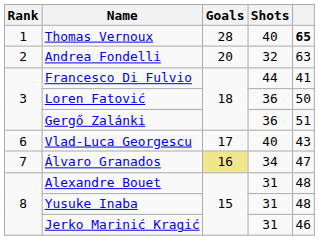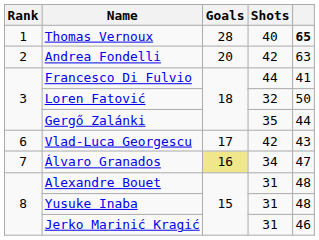(270, 57) 32 -> (270, 57) 42
(270, 99) 36 -> (270, 99) 32
(270, 120) 36 -> (270, 120) 35
(303, 120) 51 -> (303, 120) 44
(270, 141) 40 -> (270, 141) 42
